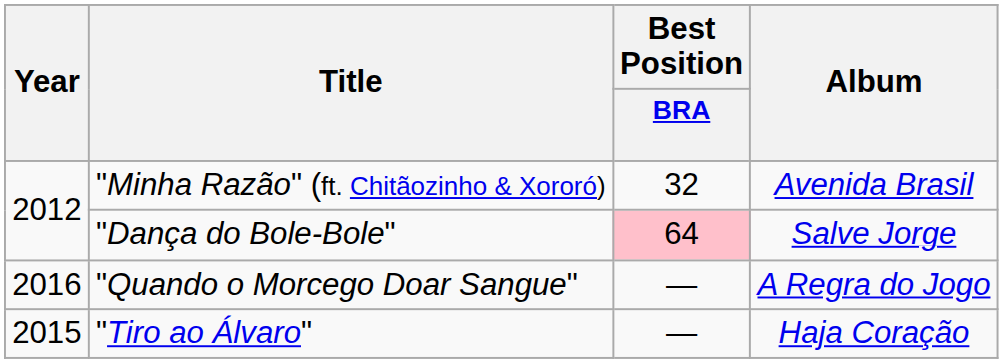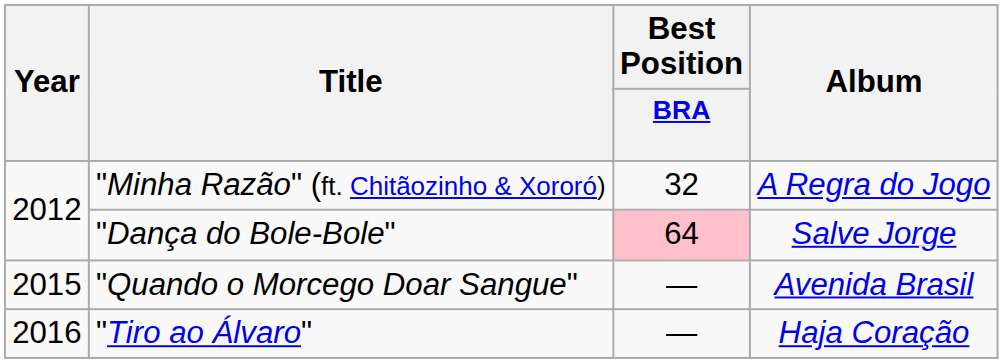(874, 184) Avenida Brasil -> (874, 184) A Regra do Jogo
(47, 283) 2016 -> (47, 283) 2015
(874, 283) A Regra do Jogo -> (874, 283) Avenida Brasil
(47, 333) 2015 -> (47, 333) 2016
